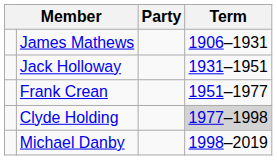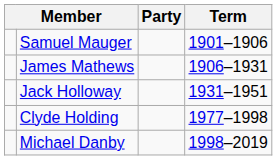+ row: (76, 42)
- row: (64, 92)
(228, 117) lightgrey background -> (228, 117) no background
